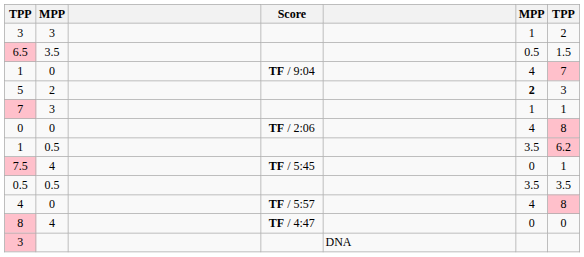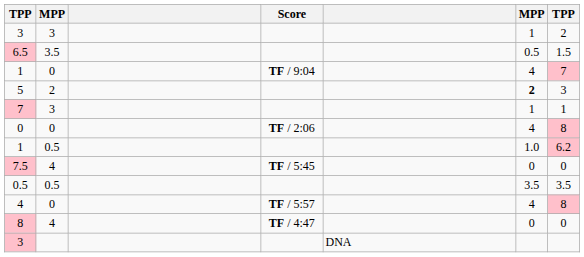(532, 147) 3.5 -> (532, 147) 1.0
(563, 166) 1 -> (563, 166) 0
